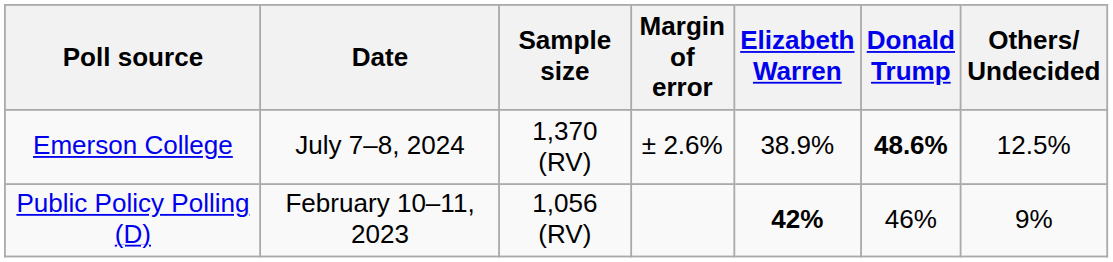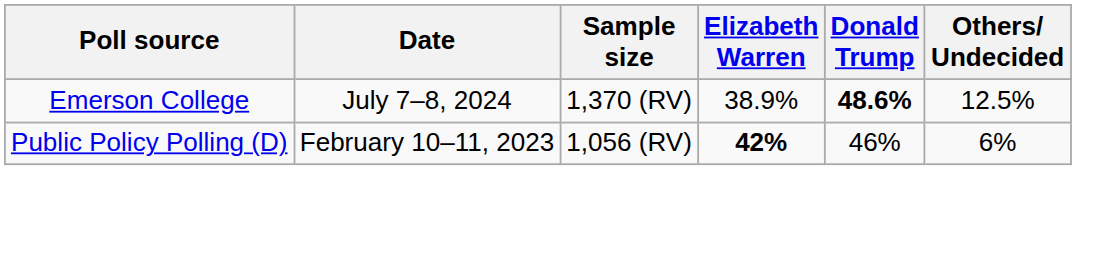- column: (682, 57)
(1034, 220) 9% -> (998, 143) 6%
